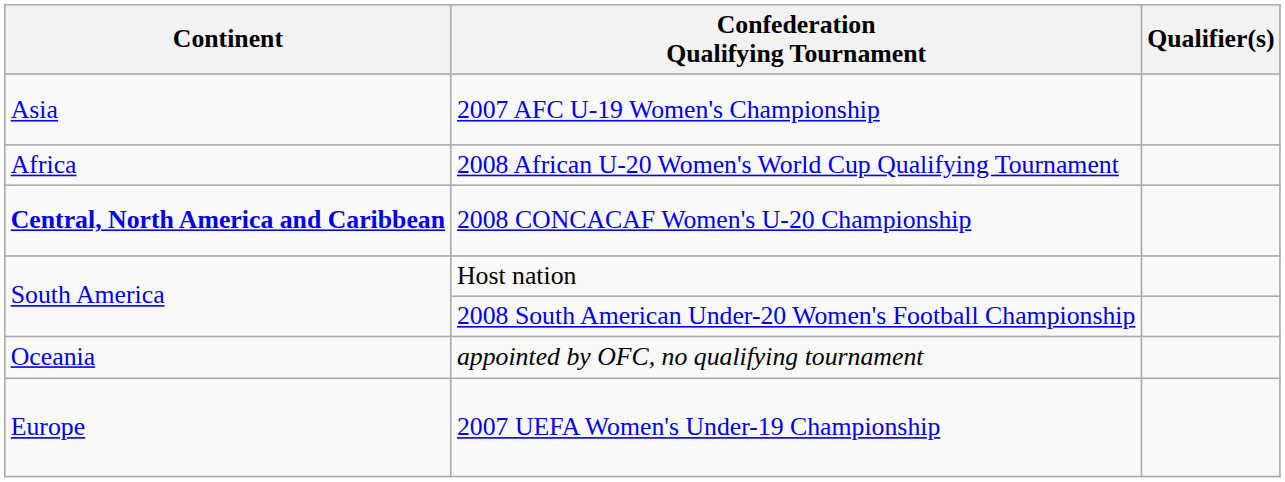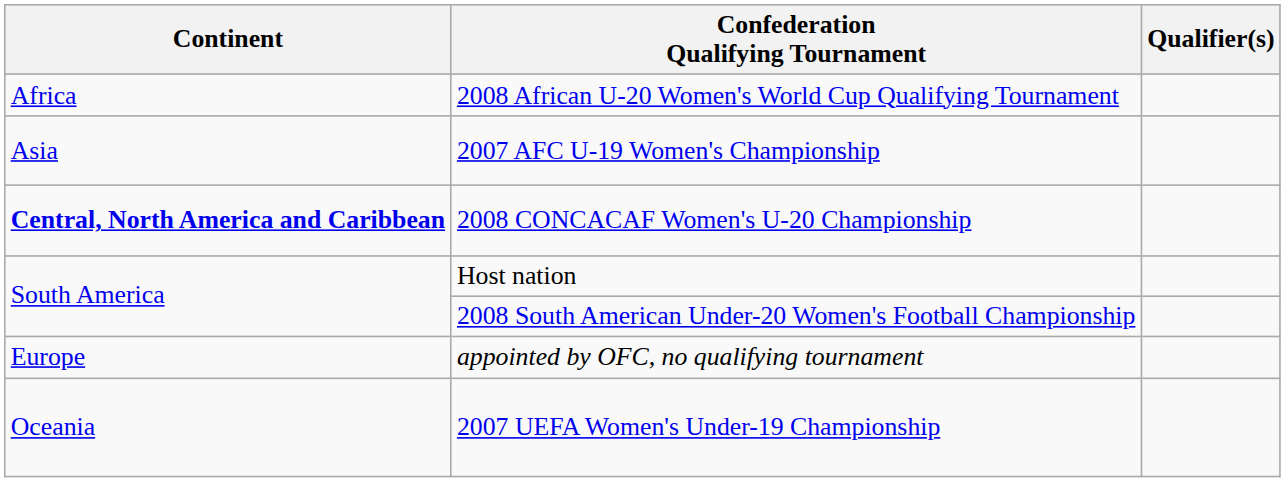rows swapped: (668, 109) <-> (788, 164)
(53, 356) Oceania -> (48, 356) Europe
(48, 426) Europe -> (53, 426) Oceania
